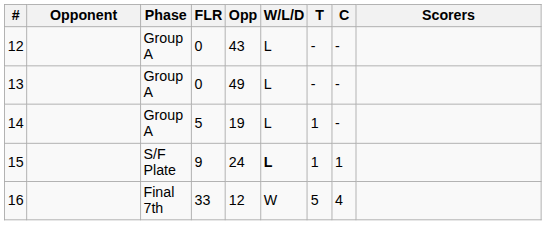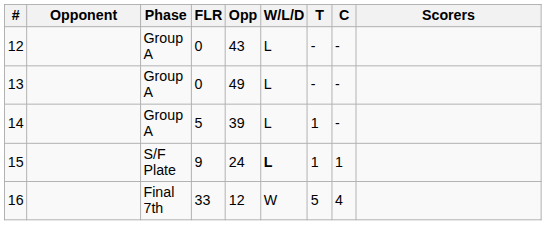(237, 123) 19 -> (237, 123) 39
